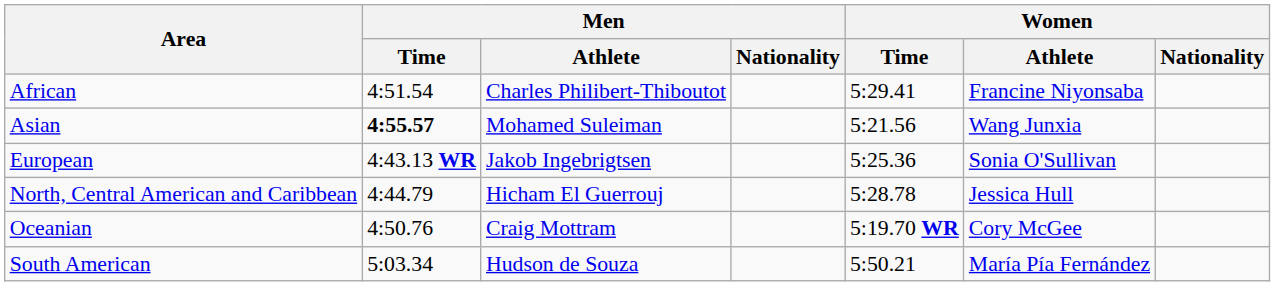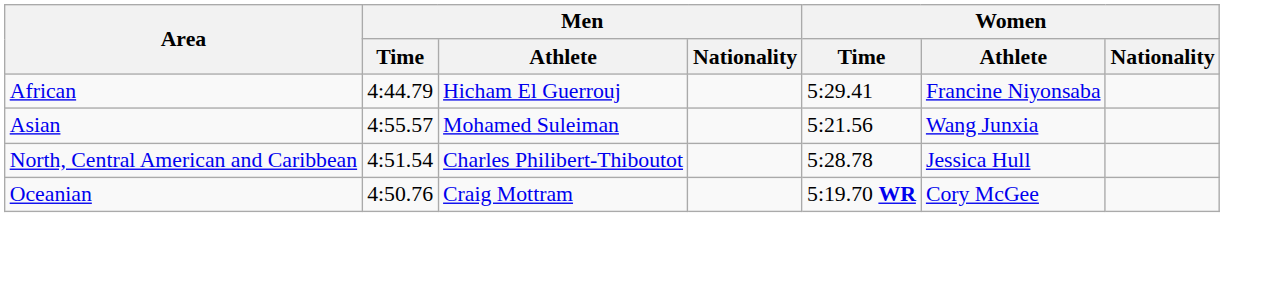(400, 90) 4:51.54 -> (400, 90) 4:44.79
(606, 90) Charles Philibert-Thiboutot -> (532, 90) Hicham El Guerrouj
(401, 125) bold -> (400, 125) normal
- row: (51, 159)
(400, 194) 4:44.79 -> (400, 159) 4:51.54
(575, 194) Hicham El Guerrouj -> (563, 159) Charles Philibert-Thiboutot
- row: (80, 263)
